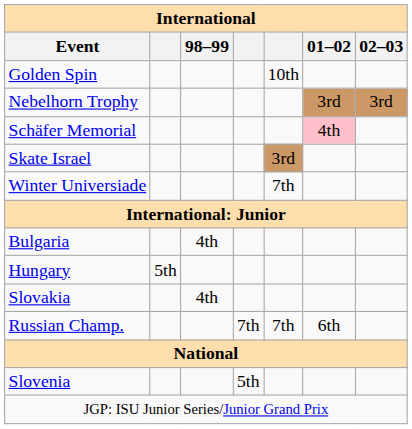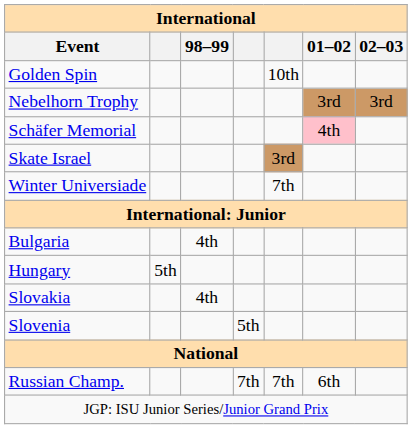rows swapped: (39, 381) <-> (66, 325)
